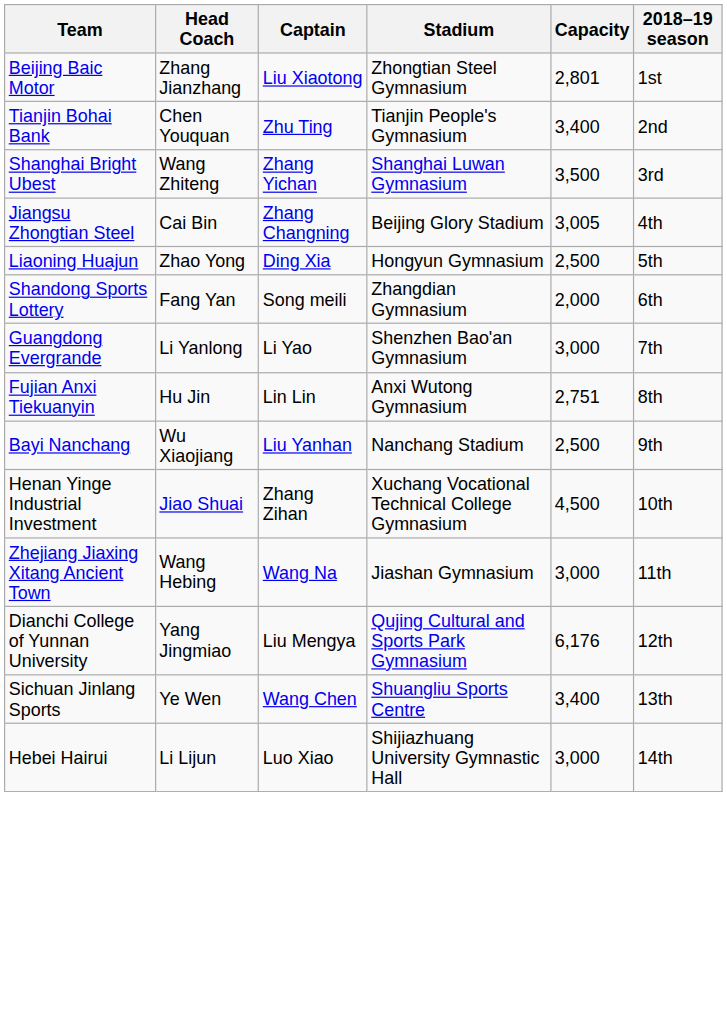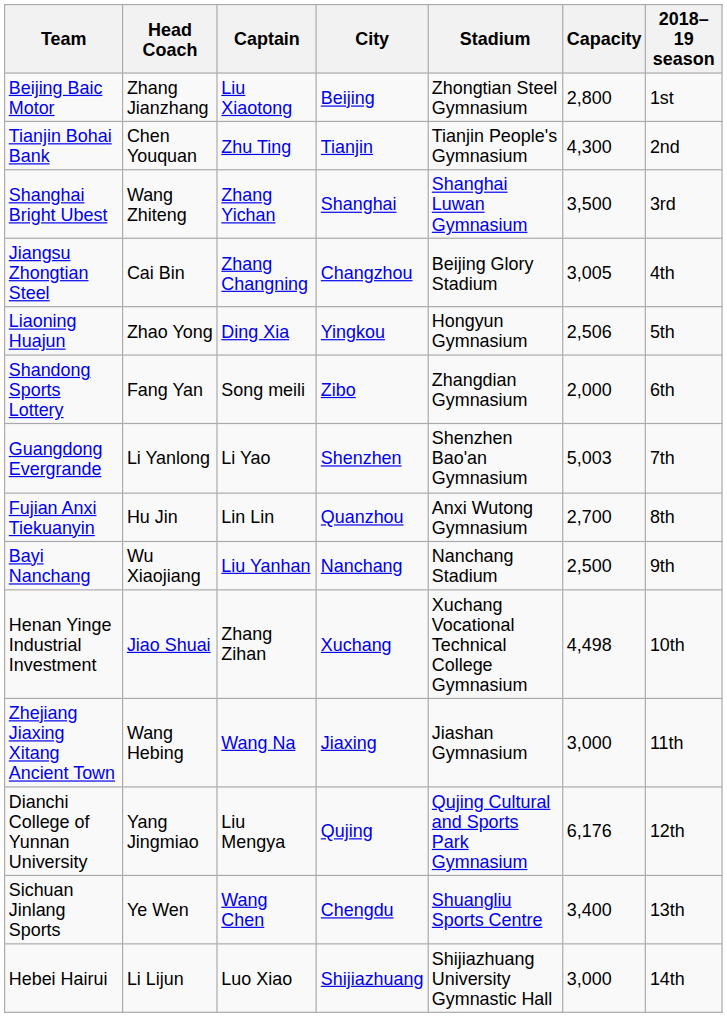+ column: (372, 39)
(577, 77) 2,801 -> (589, 98) 2,800
(577, 126) 3,400 -> (589, 146) 4,300
(577, 261) 2,500 -> (589, 331) 2,506
(577, 348) 3,000 -> (589, 458) 5,003
(577, 397) 2,751 -> (589, 517) 2,700
(577, 504) 4,500 -> (589, 644) 4,498
